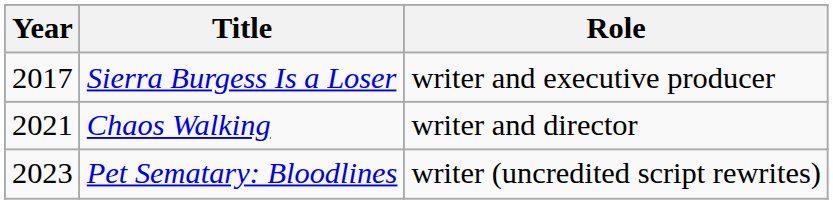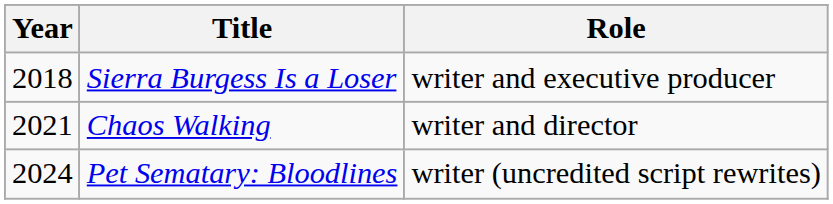(42, 76) 2017 -> (42, 76) 2018
(42, 173) 2023 -> (42, 173) 2024
